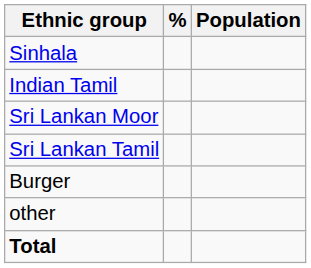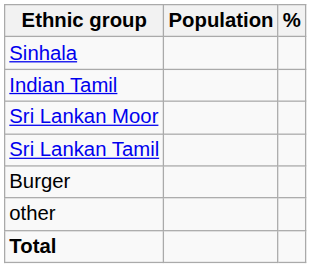columns swapped: (248, 20) <-> (178, 20)
